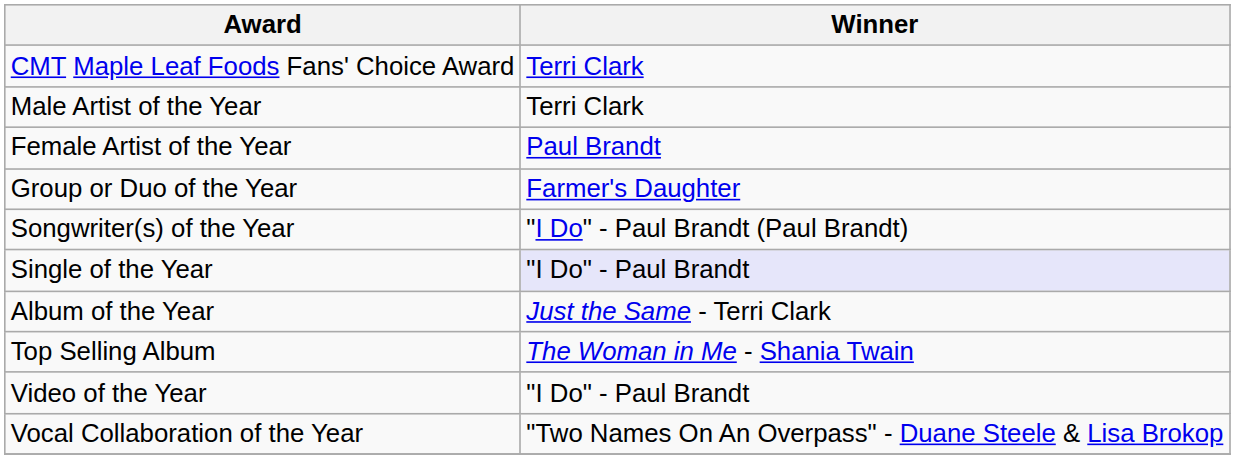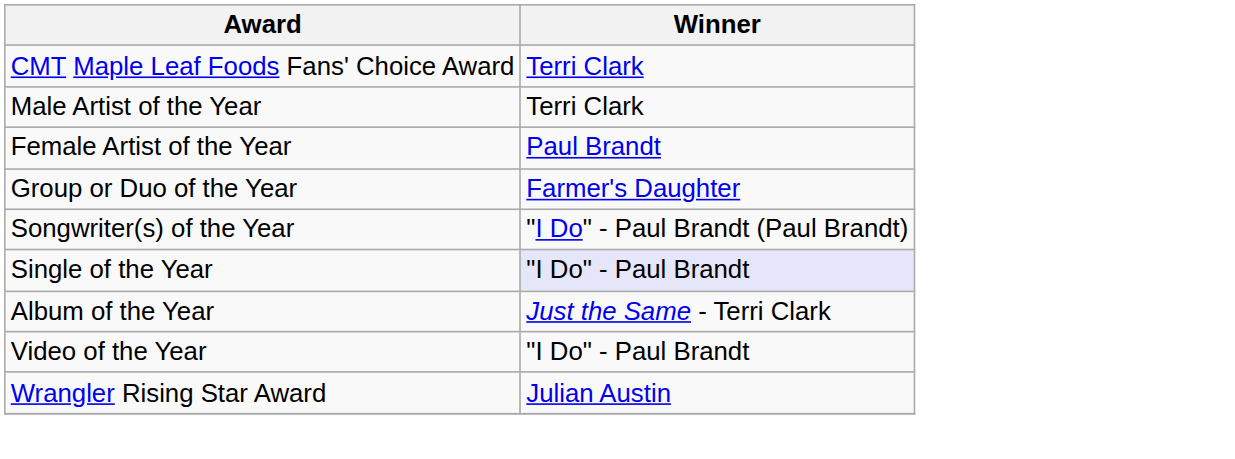- row: (113, 351)
+ row: (168, 392)
- row: (187, 433)
